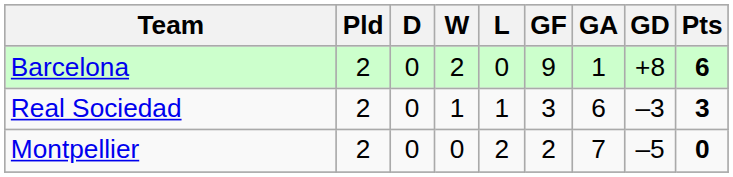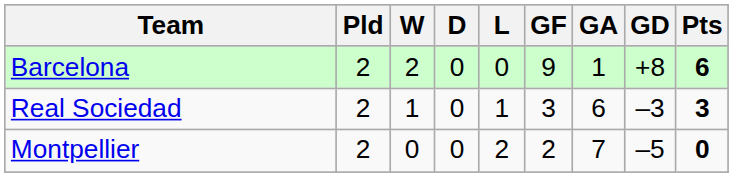columns swapped: (457, 25) <-> (412, 25)
